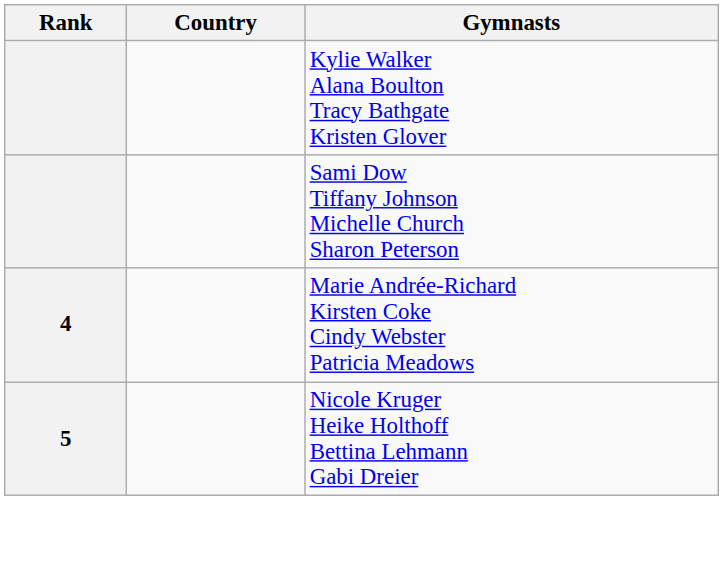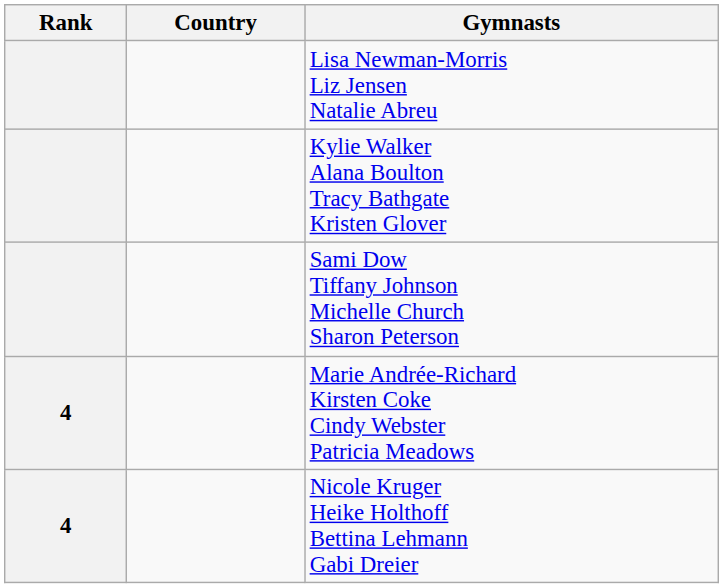+ row: (408, 84)
(66, 438) 5 -> (66, 525) 4
